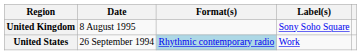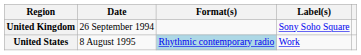(107, 27) 8 August 1995 -> (117, 27) 26 September 1994
(117, 42) 26 September 1994 -> (107, 42) 8 August 1995
